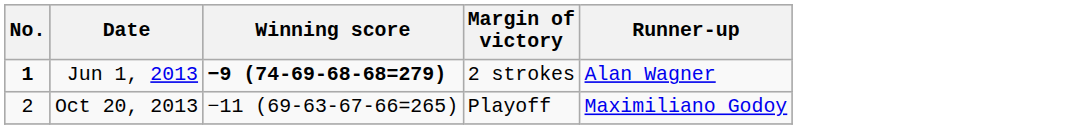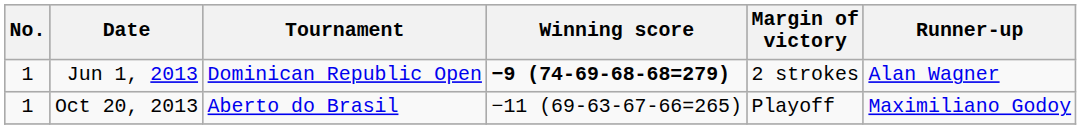+ column: (345, 32)
(27, 76) bold -> (27, 76) normal
(27, 108) 2 -> (27, 108) 1
